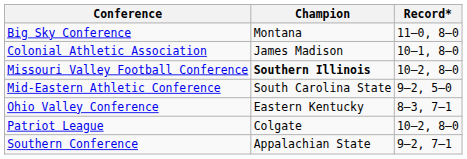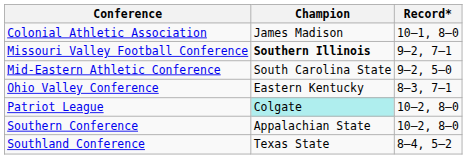- row: (69, 32)
(428, 70) 10–2, 8–0 -> (424, 51) 9–2, 7–1
(278, 126) no background -> (278, 107) paleturquoise background
(424, 144) 9–2, 7–1 -> (428, 126) 10–2, 8–0
+ row: (76, 144)
